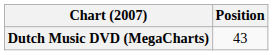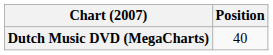(240, 38) 43 -> (240, 38) 40
